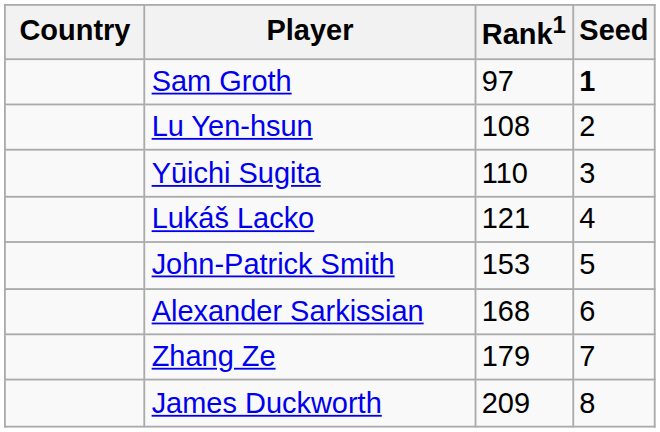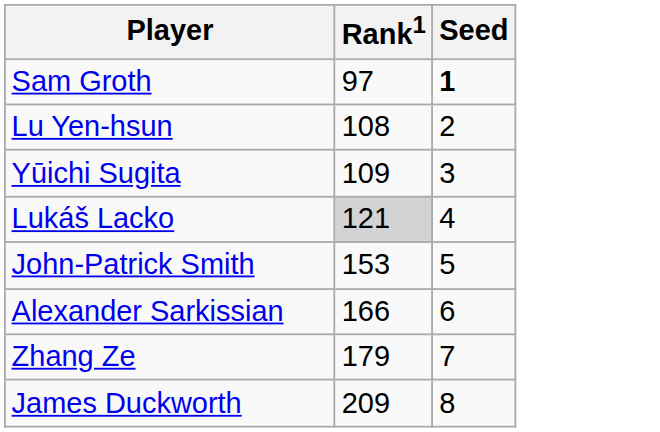- column: (75, 31)
(505, 173) 110 -> (366, 173) 109
(506, 219) no background -> (366, 219) lightgrey background
(506, 310) 168 -> (366, 310) 166
